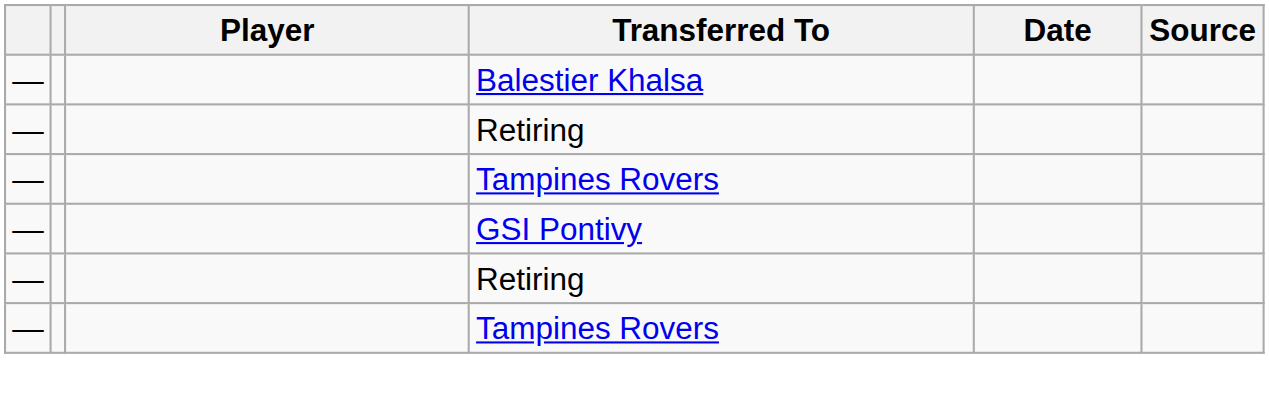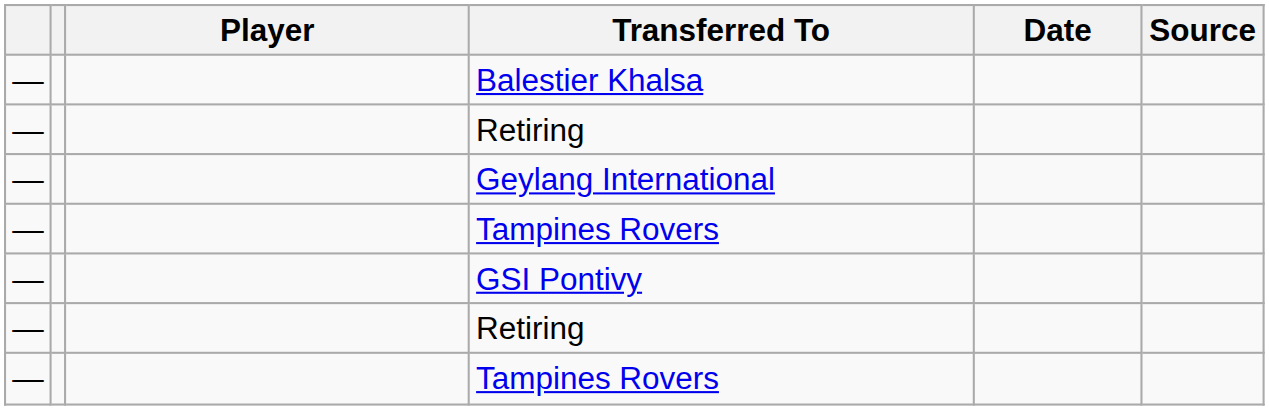+ row: (28, 180)
